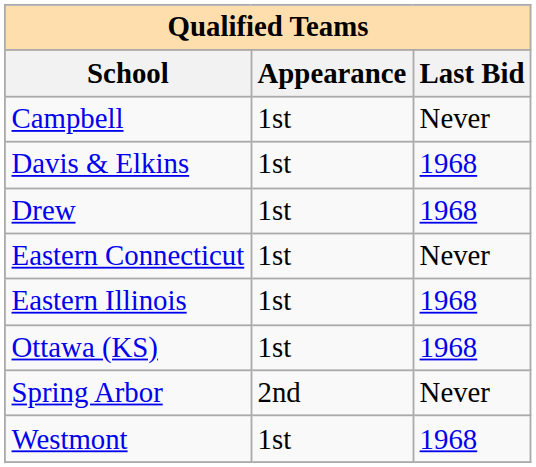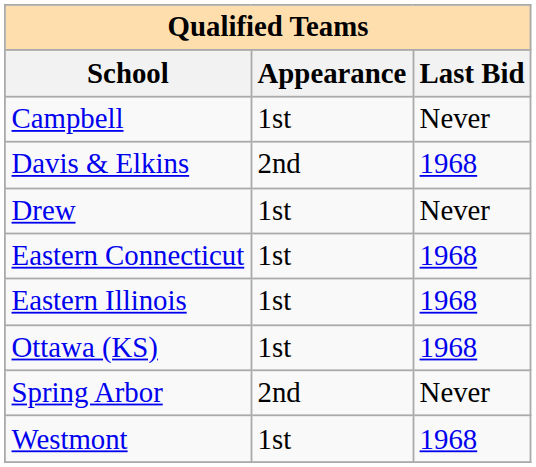(274, 164) 1st -> (279, 164) 2nd
(448, 210) 1968 -> (455, 210) Never
(455, 255) Never -> (448, 255) 1968
